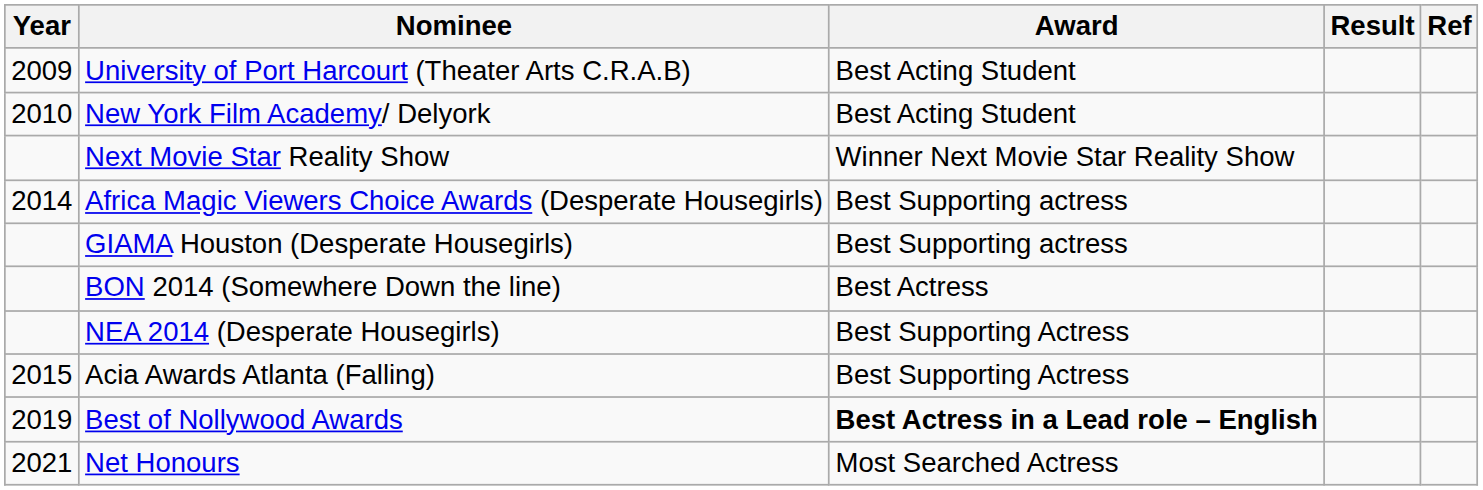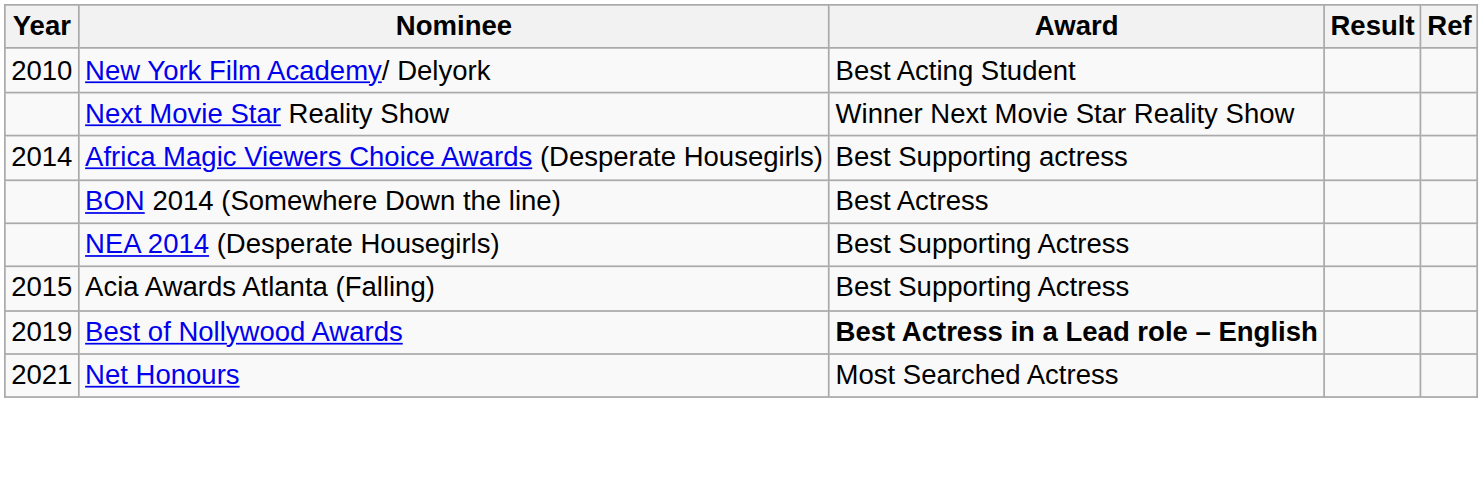- row: (388, 69)
- row: (329, 244)
